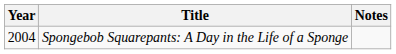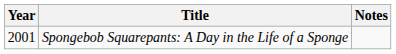(22, 37) 2004 -> (22, 37) 2001
